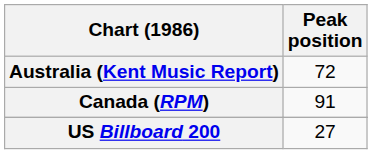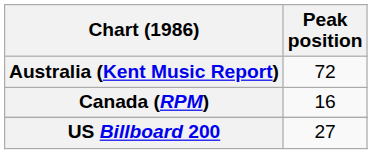(325, 102) 91 -> (325, 102) 16
